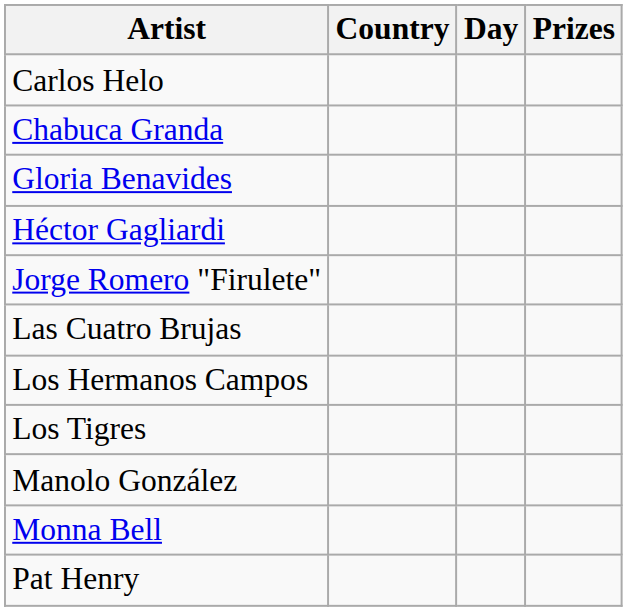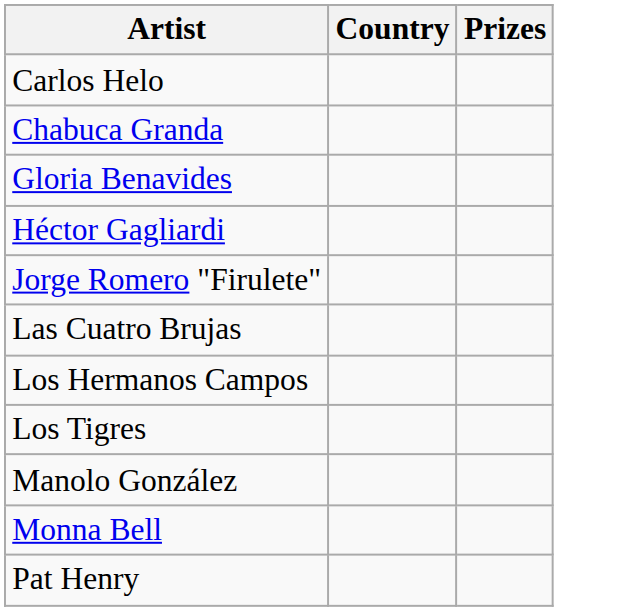- column: (491, 29)
